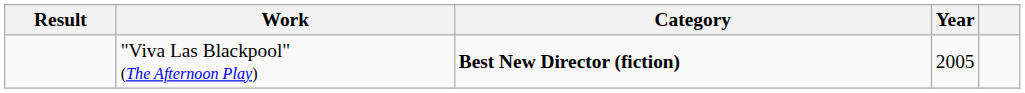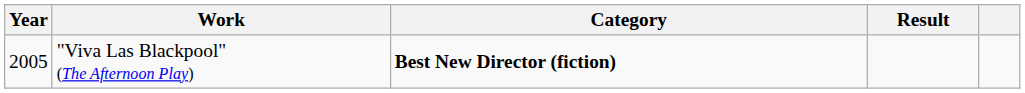columns swapped: (955, 19) <-> (60, 19)
